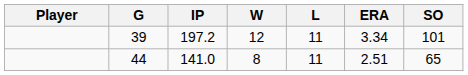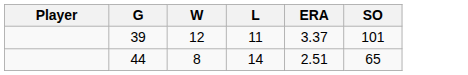- column: (198, 15)
(374, 37) 3.34 -> (314, 37) 3.37
(315, 59) 11 -> (255, 59) 14
